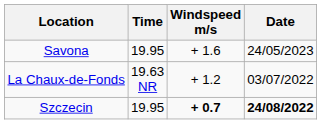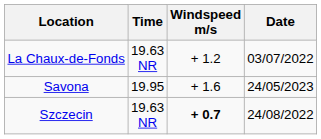rows swapped: (66, 79) <-> (66, 51)
(148, 108) 19.95 -> (148, 115) 19.63 NR
(280, 108) bold -> (280, 115) normal
